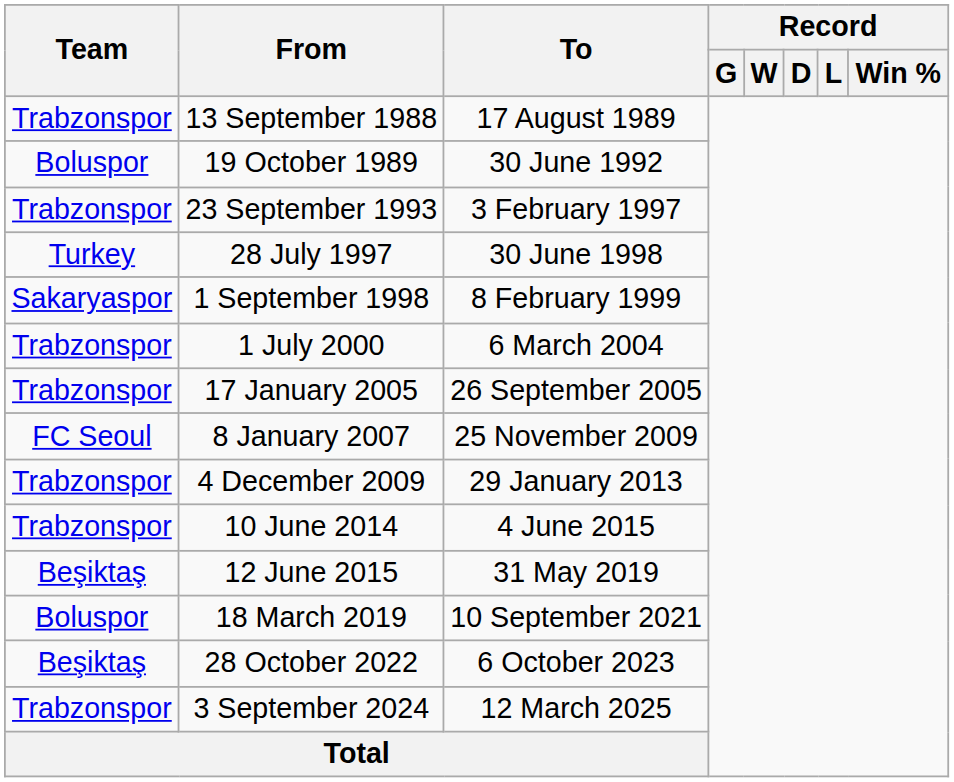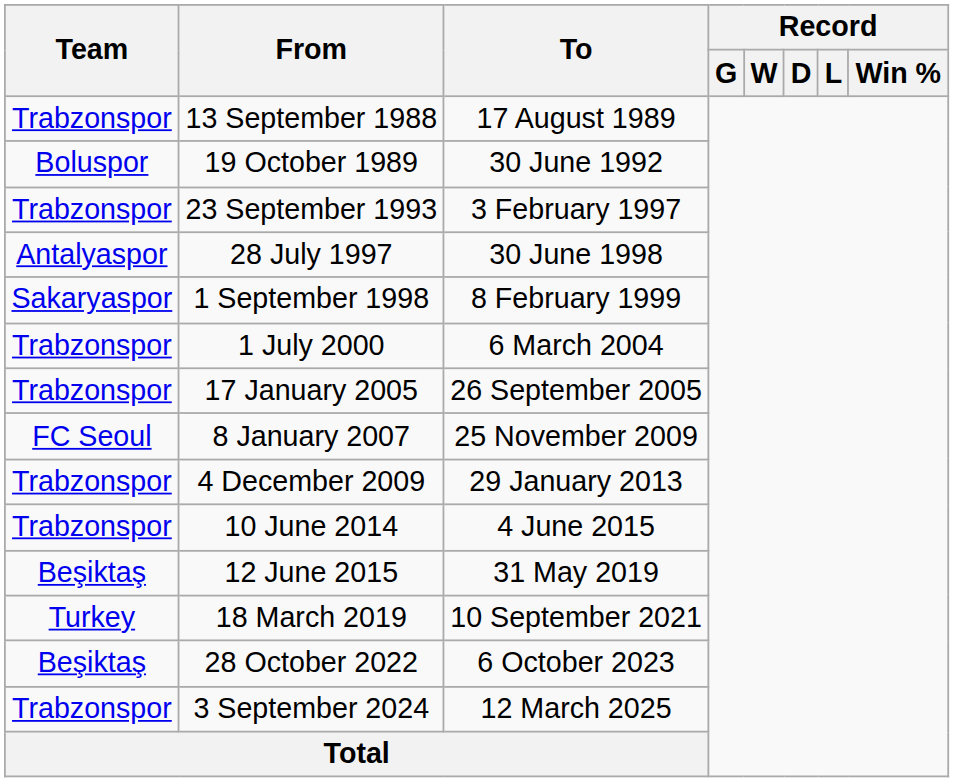(92, 254) Turkey -> (92, 254) Antalyaspor
(92, 617) Boluspor -> (92, 617) Turkey
